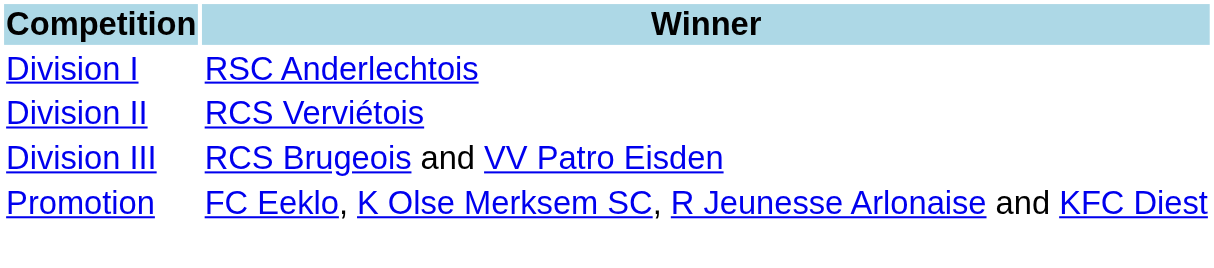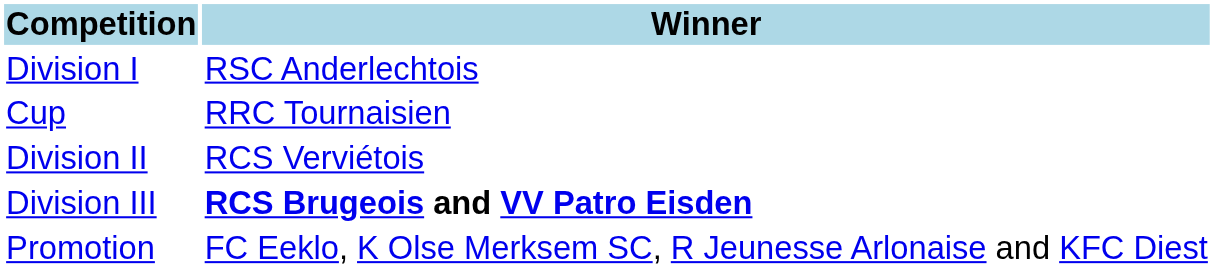+ row: (36, 113)
(464, 158) normal -> (479, 203) bold
